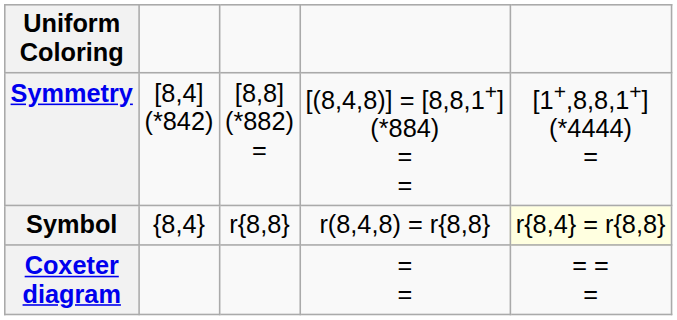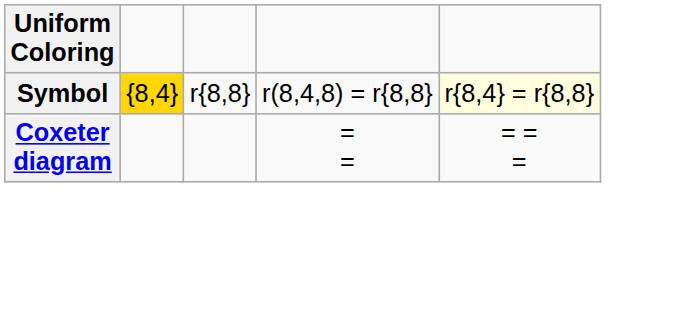- row: (72, 93)
(179, 225) no background -> (152, 93) gold background
